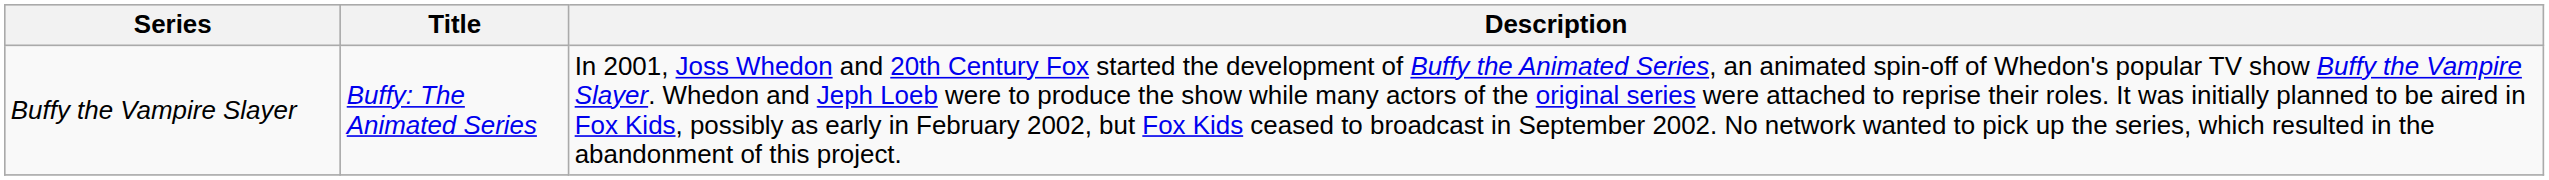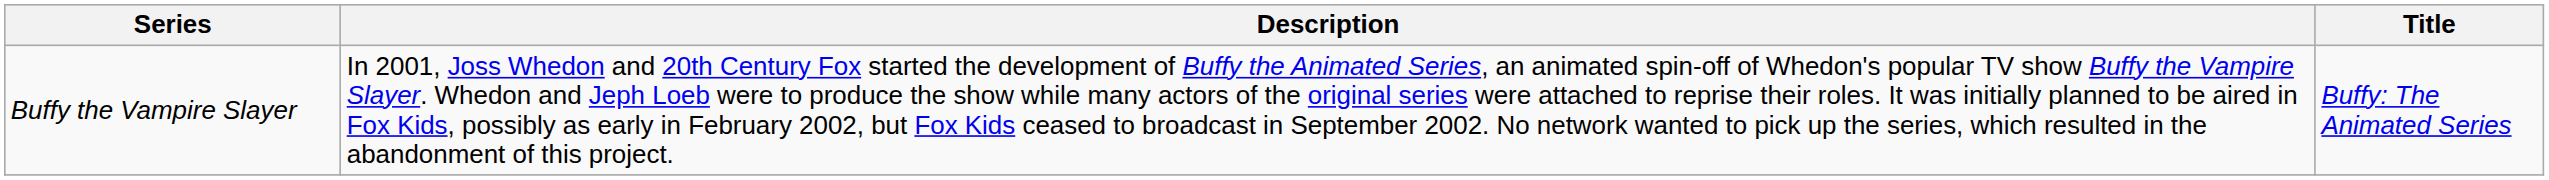columns swapped: (455, 25) <-> (1556, 25)
